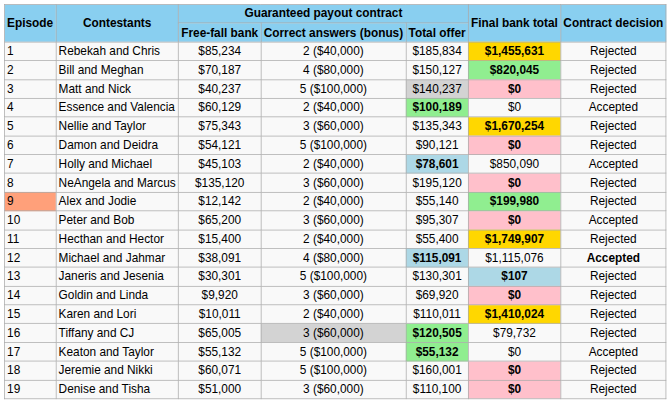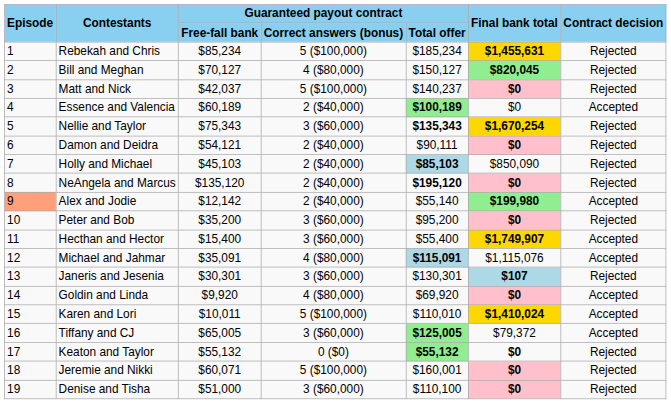(333, 51) 2 ($40,000) -> (333, 51) 5 ($100,000)
(437, 51) $185,834 -> (437, 51) $185,234
(220, 70) $70,187 -> (220, 70) $70,127
(220, 88) $40,237 -> (220, 88) $42,037
(437, 88) lightgrey background -> (437, 88) no background
(220, 107) $60,129 -> (220, 107) $60,189
(437, 126) normal -> (437, 126) bold
(333, 145) 5 ($100,000) -> (333, 145) 2 ($40,000)
(437, 145) $90,121 -> (437, 145) $90,111
(437, 164) $78,601 -> (437, 164) $85,103
(613, 164) Accepted -> (613, 164) Rejected
(333, 182) 3 ($60,000) -> (333, 182) 2 ($40,000)
(437, 182) normal -> (437, 182) bold
(613, 201) Rejected -> (613, 201) Accepted
(220, 220) $65,200 -> (220, 220) $35,200
(437, 220) $95,307 -> (437, 220) $95,200
(613, 220) Accepted -> (613, 220) Rejected
(333, 239) 2 ($40,000) -> (333, 239) 3 ($60,000)
(613, 239) Rejected -> (613, 239) Accepted
(220, 257) $38,091 -> (220, 257) $35,091
(613, 257) bold -> (613, 257) normal
(333, 276) 5 ($100,000) -> (333, 276) 3 ($60,000)
(333, 295) 3 ($60,000) -> (333, 295) 4 ($80,000)
(613, 295) Rejected -> (613, 295) Accepted
(333, 314) 2 ($40,000) -> (333, 314) 5 ($100,000)
(437, 314) $110,011 -> (437, 314) $110,010
(613, 314) Rejected -> (613, 314) Accepted
(333, 333) lightgrey background -> (333, 333) no background
(437, 333) $120,505 -> (437, 333) $125,005
(514, 333) $79,732 -> (514, 333) $79,372
(613, 333) Rejected -> (613, 333) Accepted
(333, 351) 5 ($100,000) -> (333, 351) 0 ($0)
(514, 351) normal -> (514, 351) bold
(613, 351) Accepted -> (613, 351) Rejected
